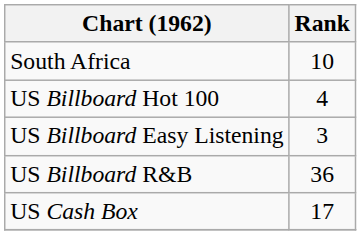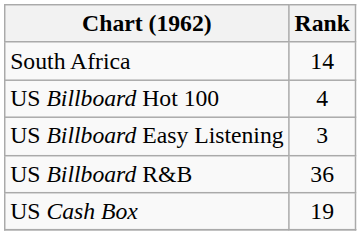(322, 60) 10 -> (322, 60) 14
(322, 211) 17 -> (322, 211) 19
